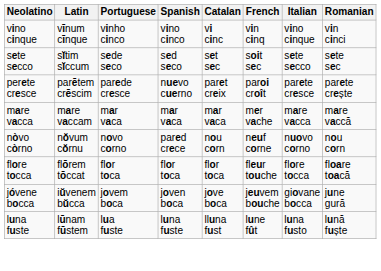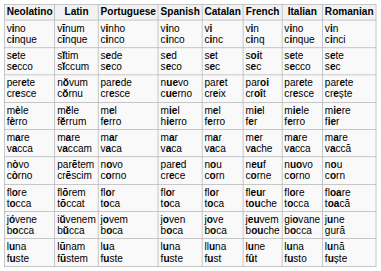(76, 88) parētem crēscim -> (73, 88) nŏvum cŏrnu
+ row: (18, 116)
(73, 143) nŏvum cŏrnu -> (76, 170) parētem crēscim
